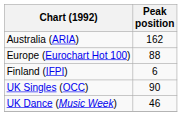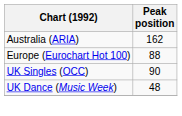- row: (37, 71)
(155, 103) 46 -> (155, 87) 48
